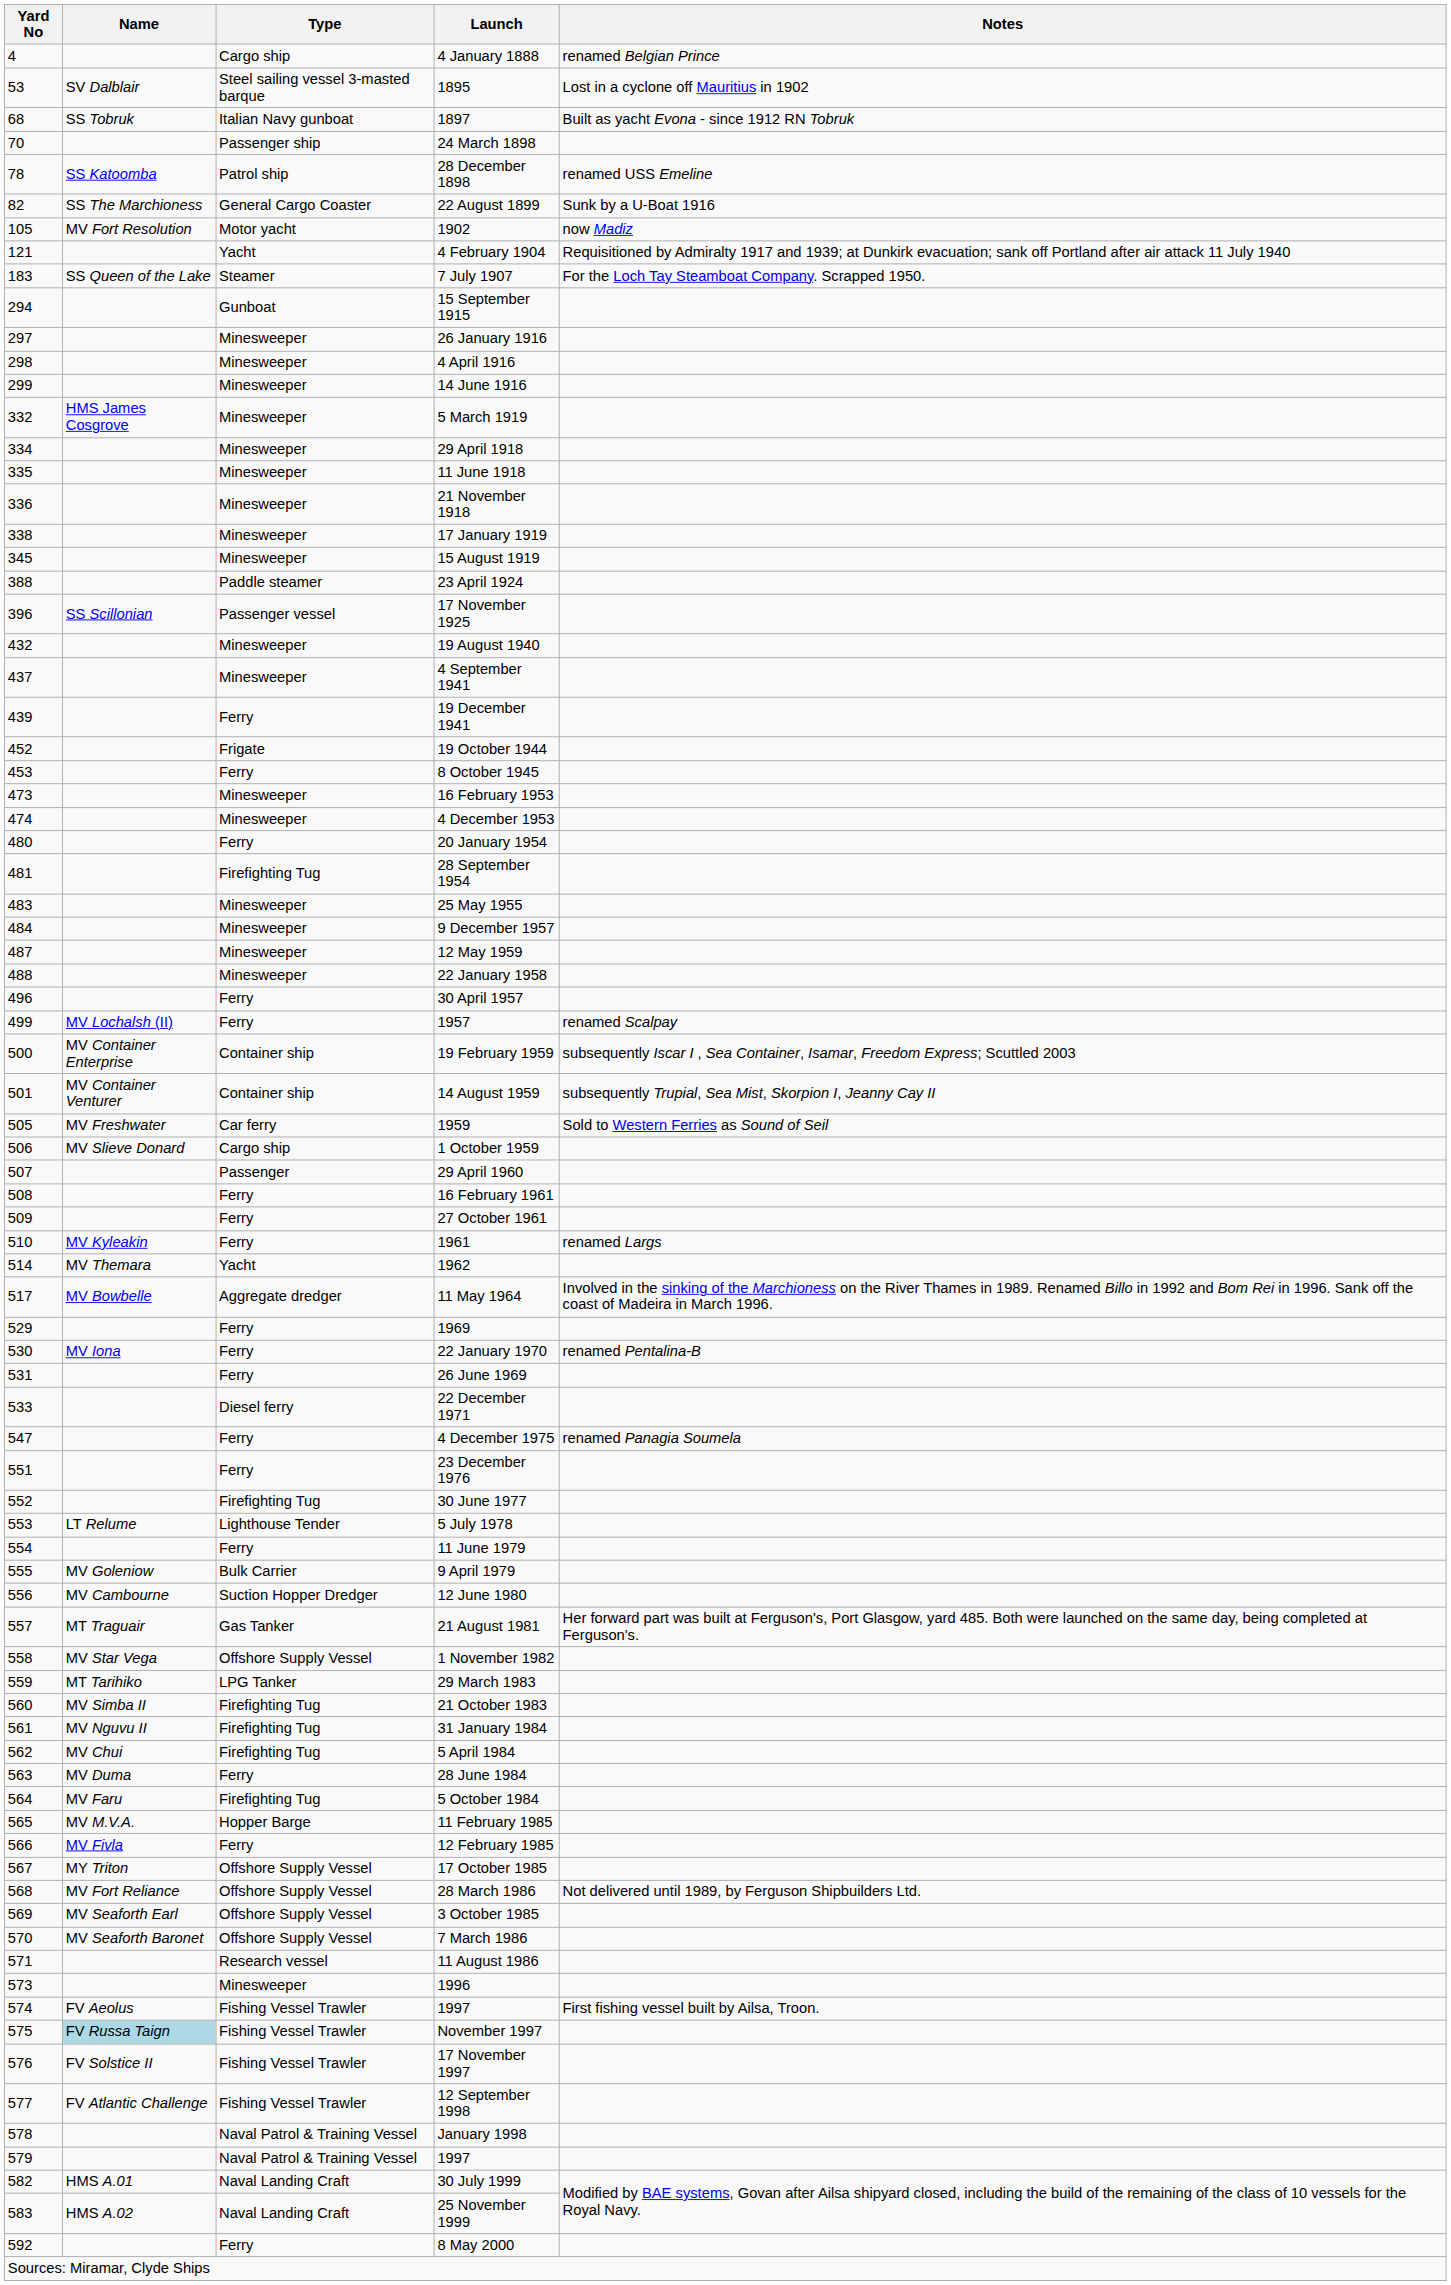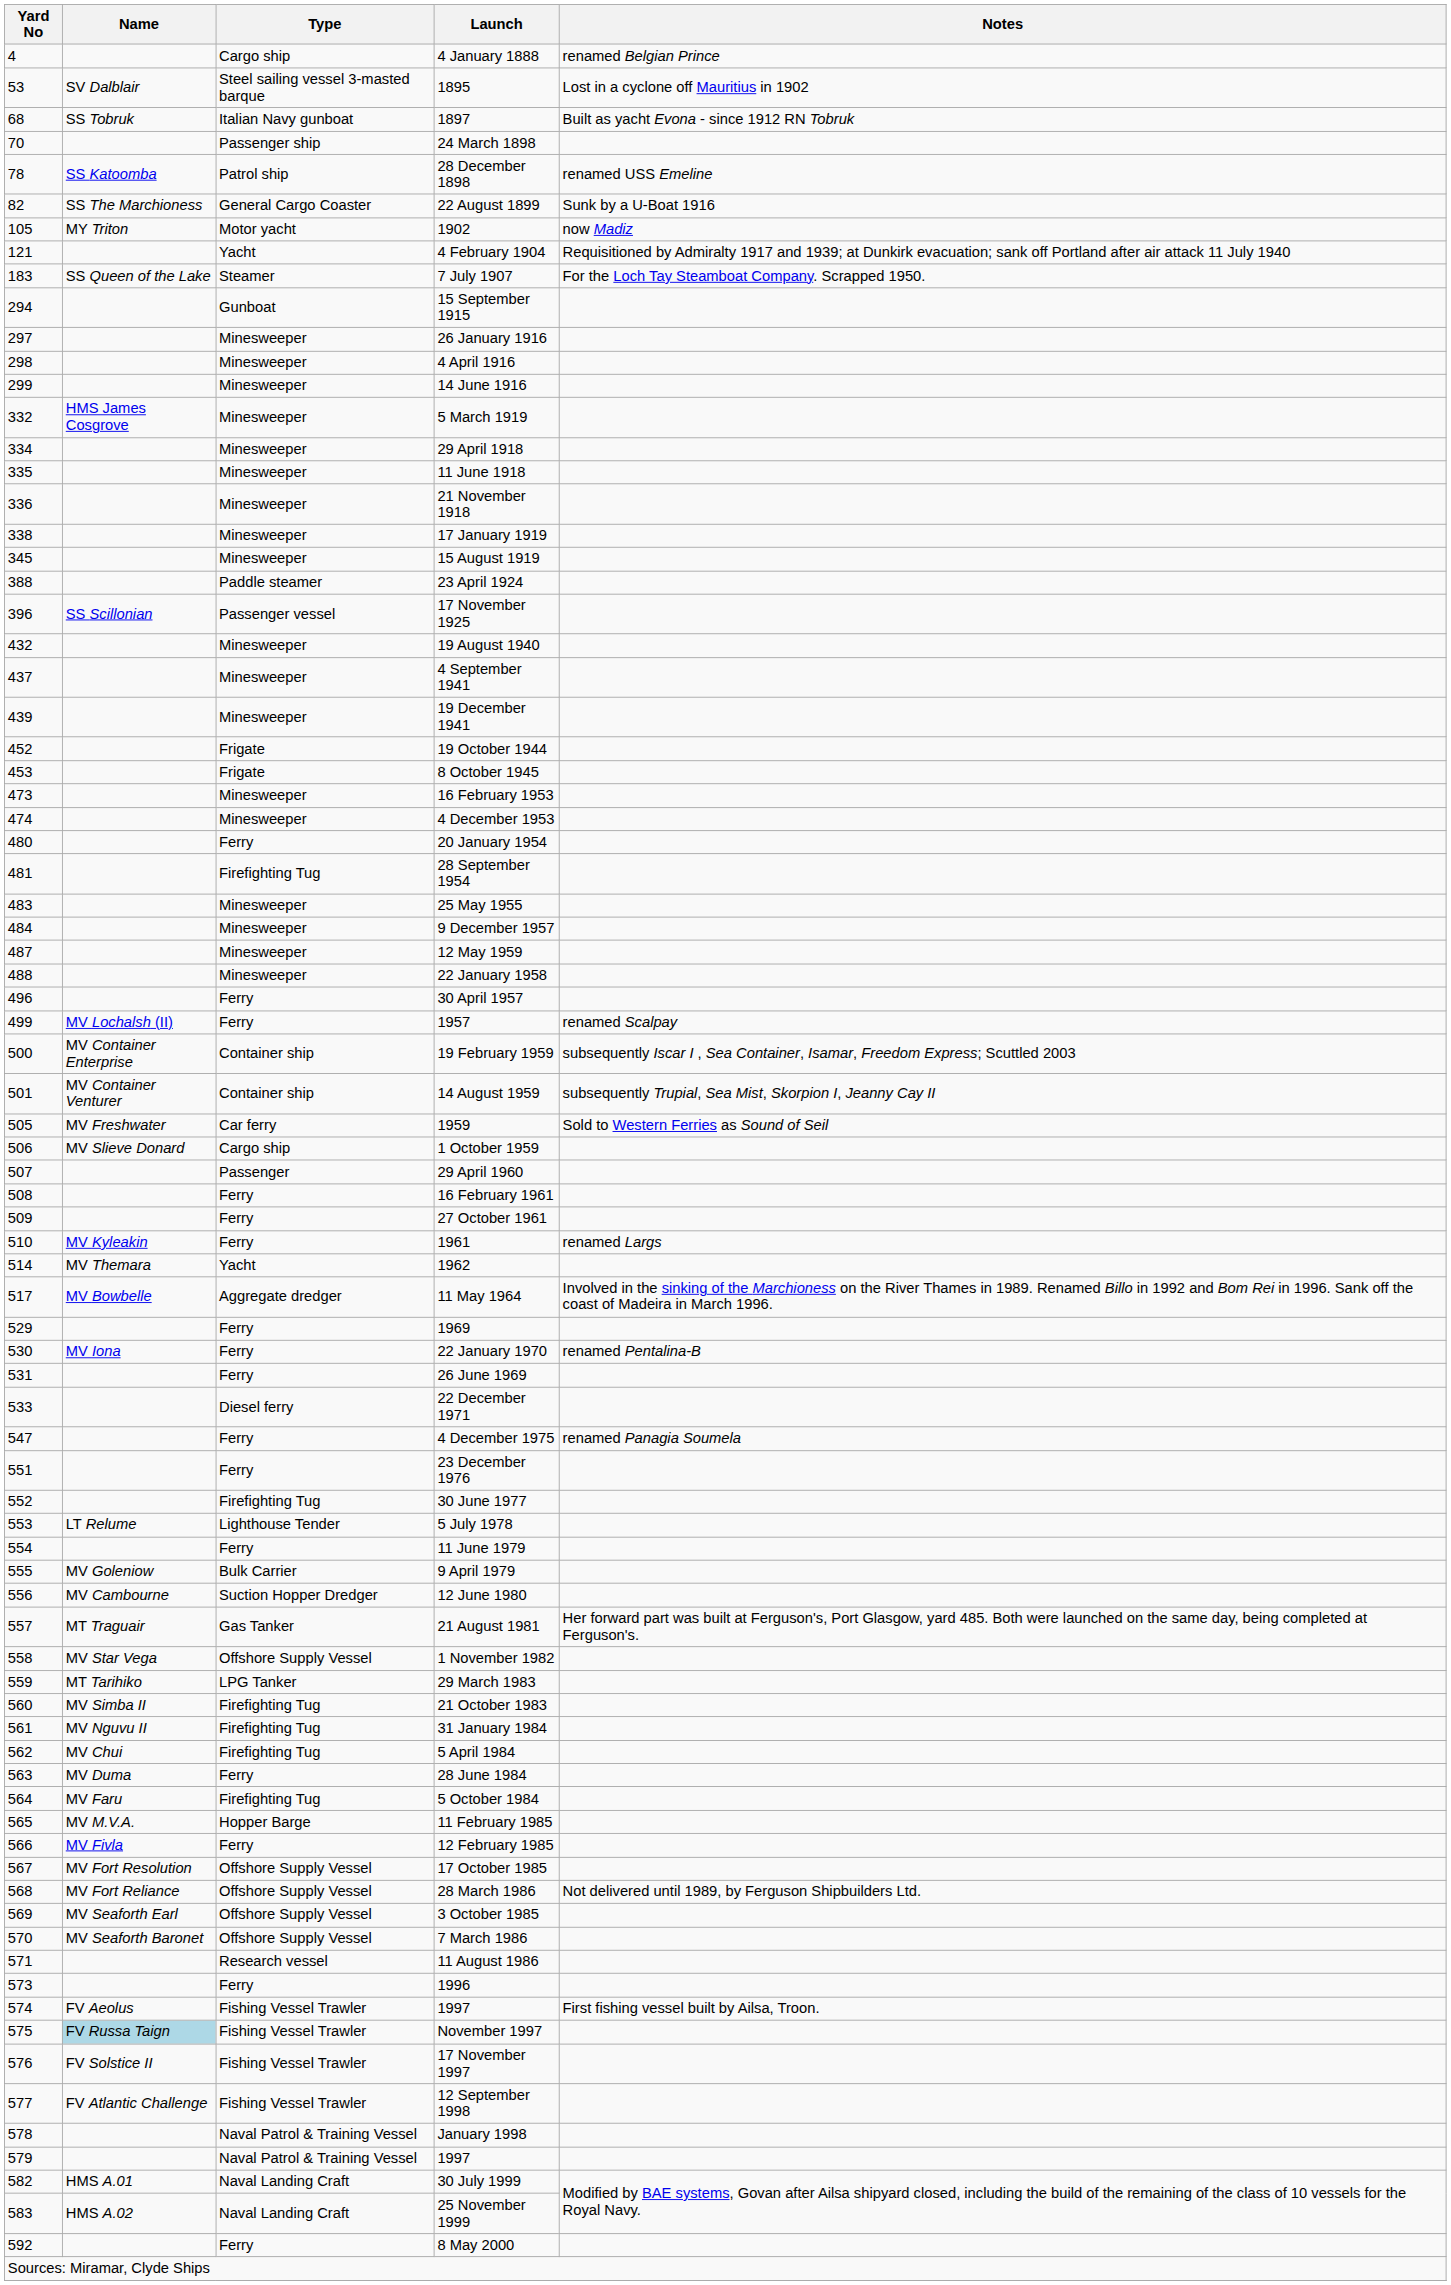(129, 229) MV Fort Resolution -> (97, 229) MY Triton
(236, 717) Ferry -> (263, 717) Minesweeper
(236, 772) Ferry -> (242, 772) Frigate
(97, 1868) MY Triton -> (129, 1868) MV Fort Resolution
(263, 1985) Minesweeper -> (236, 1985) Ferry
